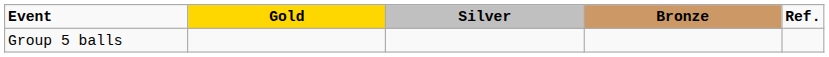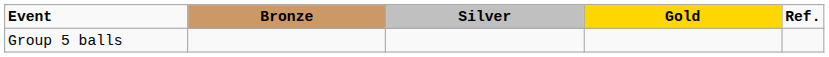columns swapped: (287, 17) <-> (683, 17)
